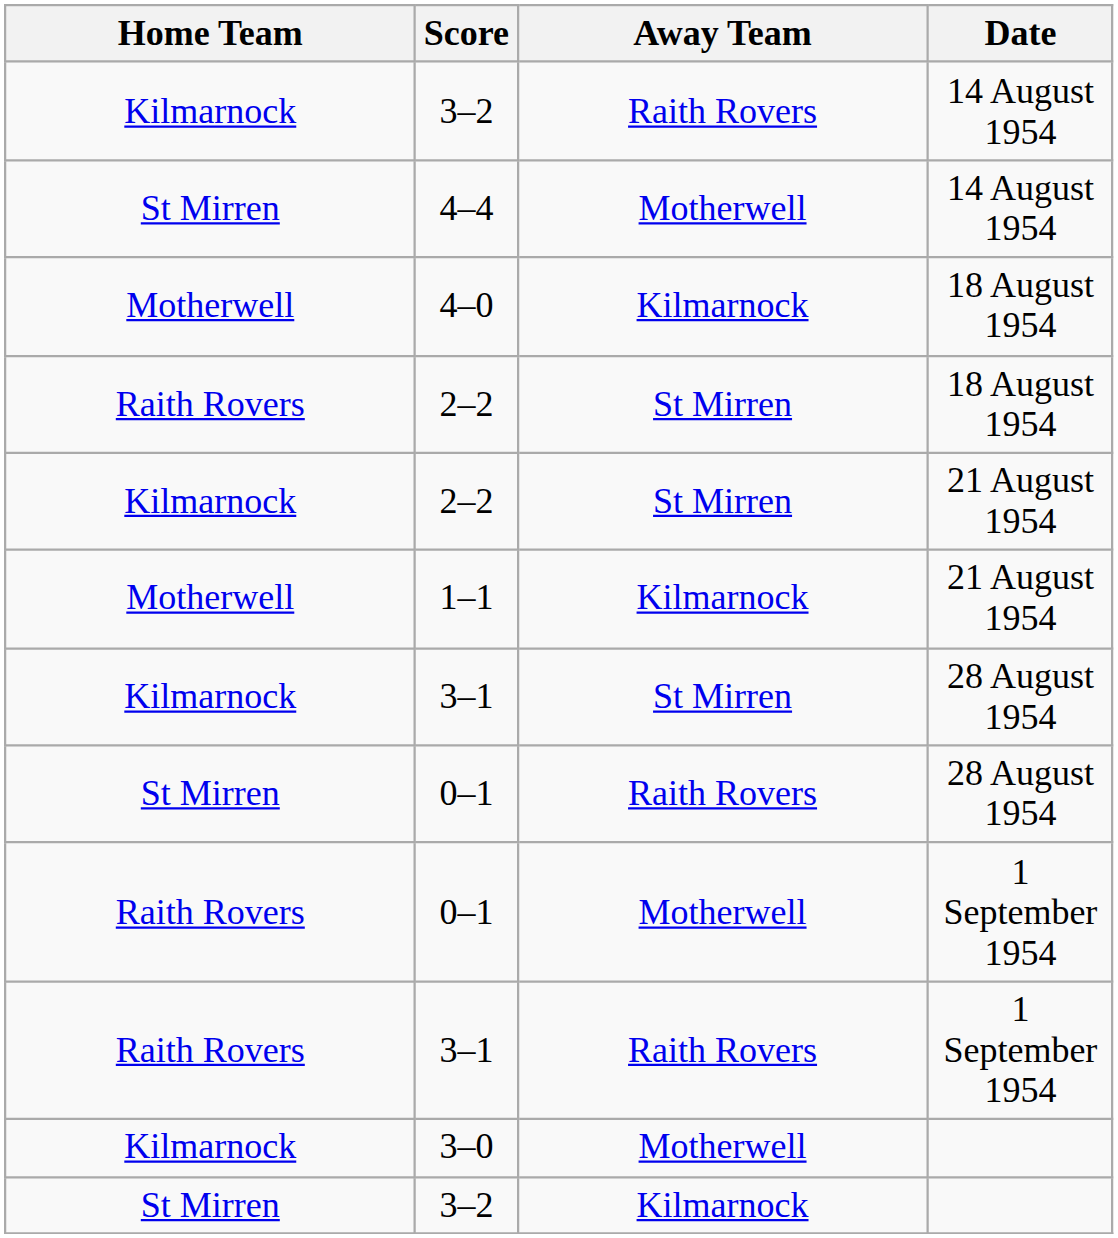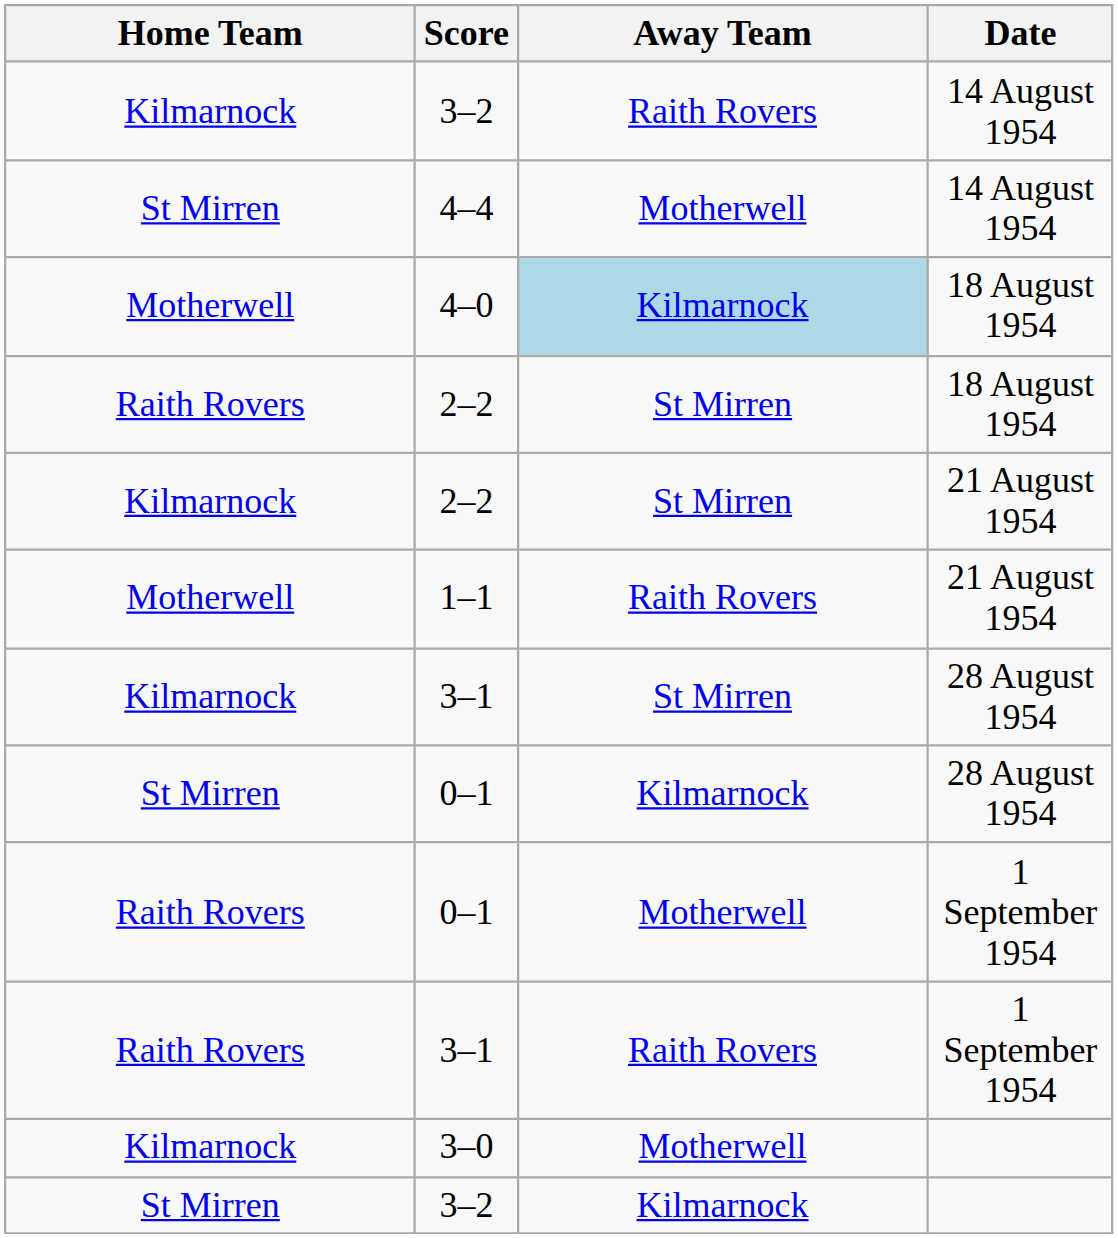(723, 305) no background -> (723, 305) lightblue background
(723, 598) Kilmarnock -> (723, 598) Raith Rovers
(723, 793) Raith Rovers -> (723, 793) Kilmarnock
